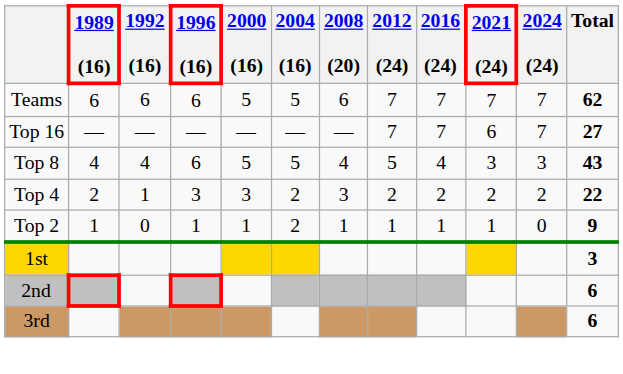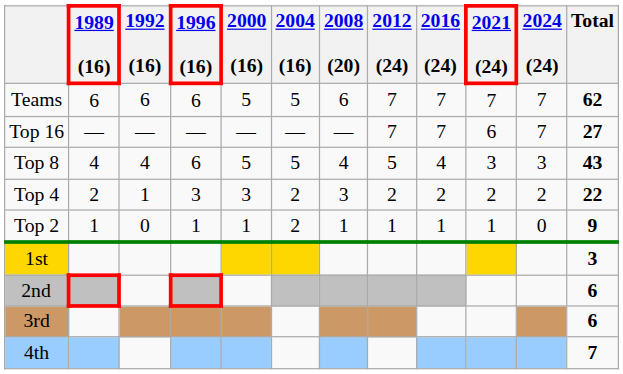+ row: (37, 352)
